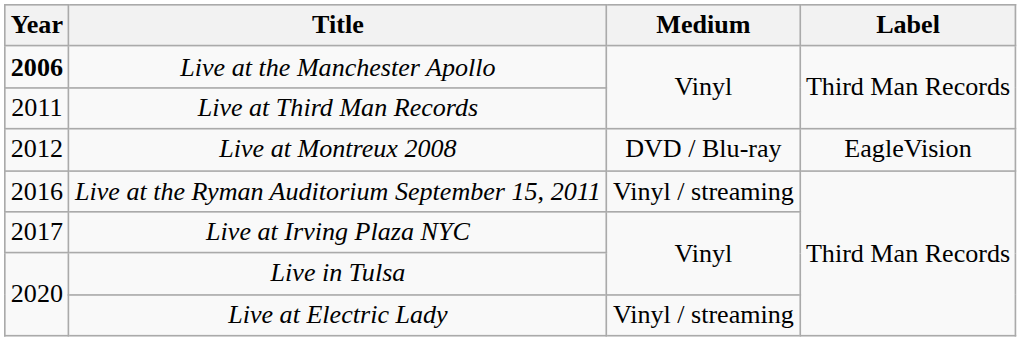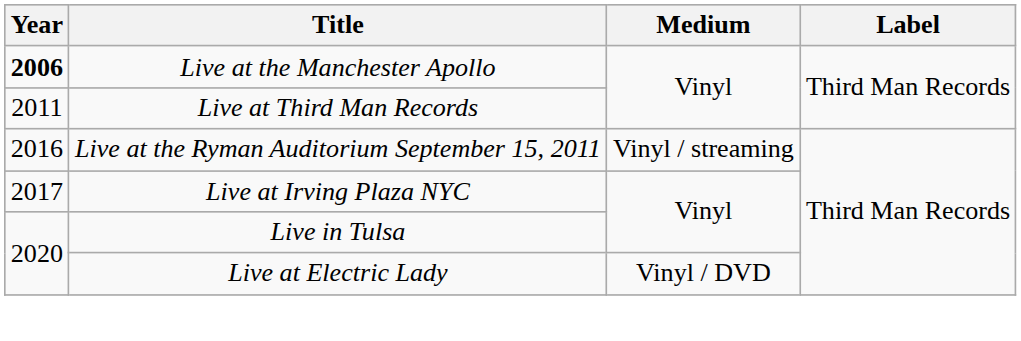- row: (338, 149)
(703, 314) Vinyl / streaming -> (703, 273) Vinyl / DVD
